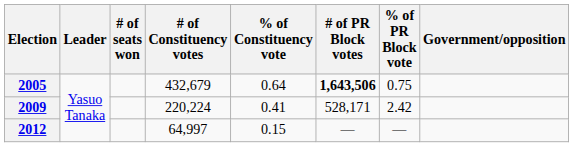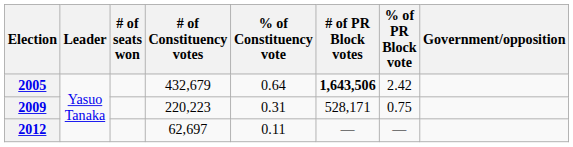(399, 85) 0.75 -> (399, 85) 2.42
(188, 107) 220,224 -> (188, 107) 220,223
(273, 107) 0.41 -> (273, 107) 0.31
(399, 107) 2.42 -> (399, 107) 0.75
(188, 130) 64,997 -> (188, 130) 62,697
(273, 130) 0.15 -> (273, 130) 0.11
